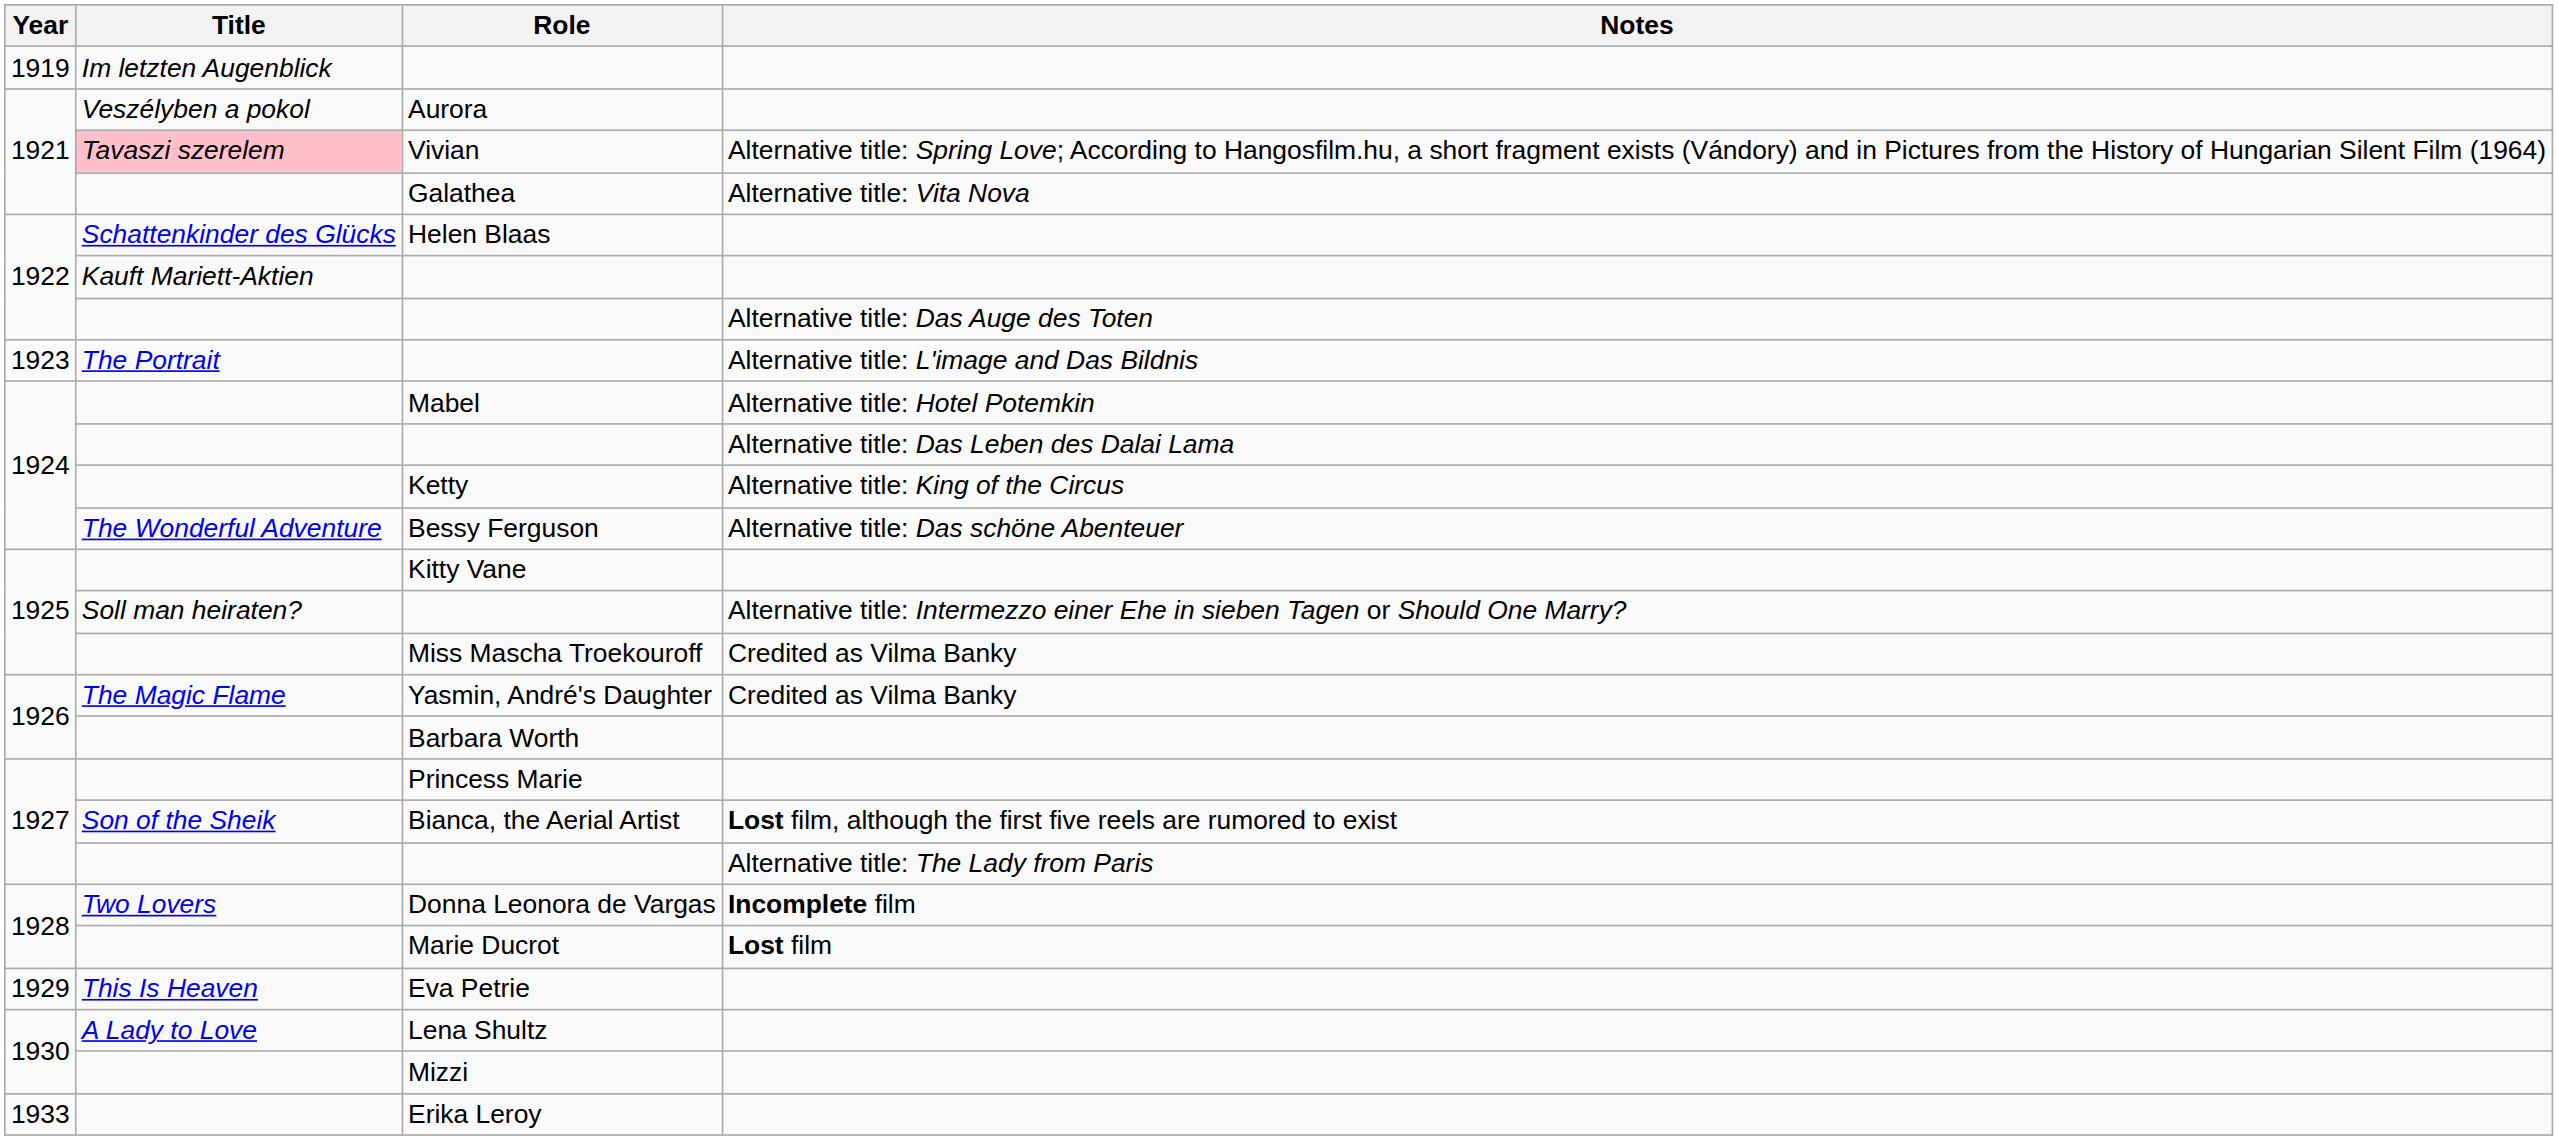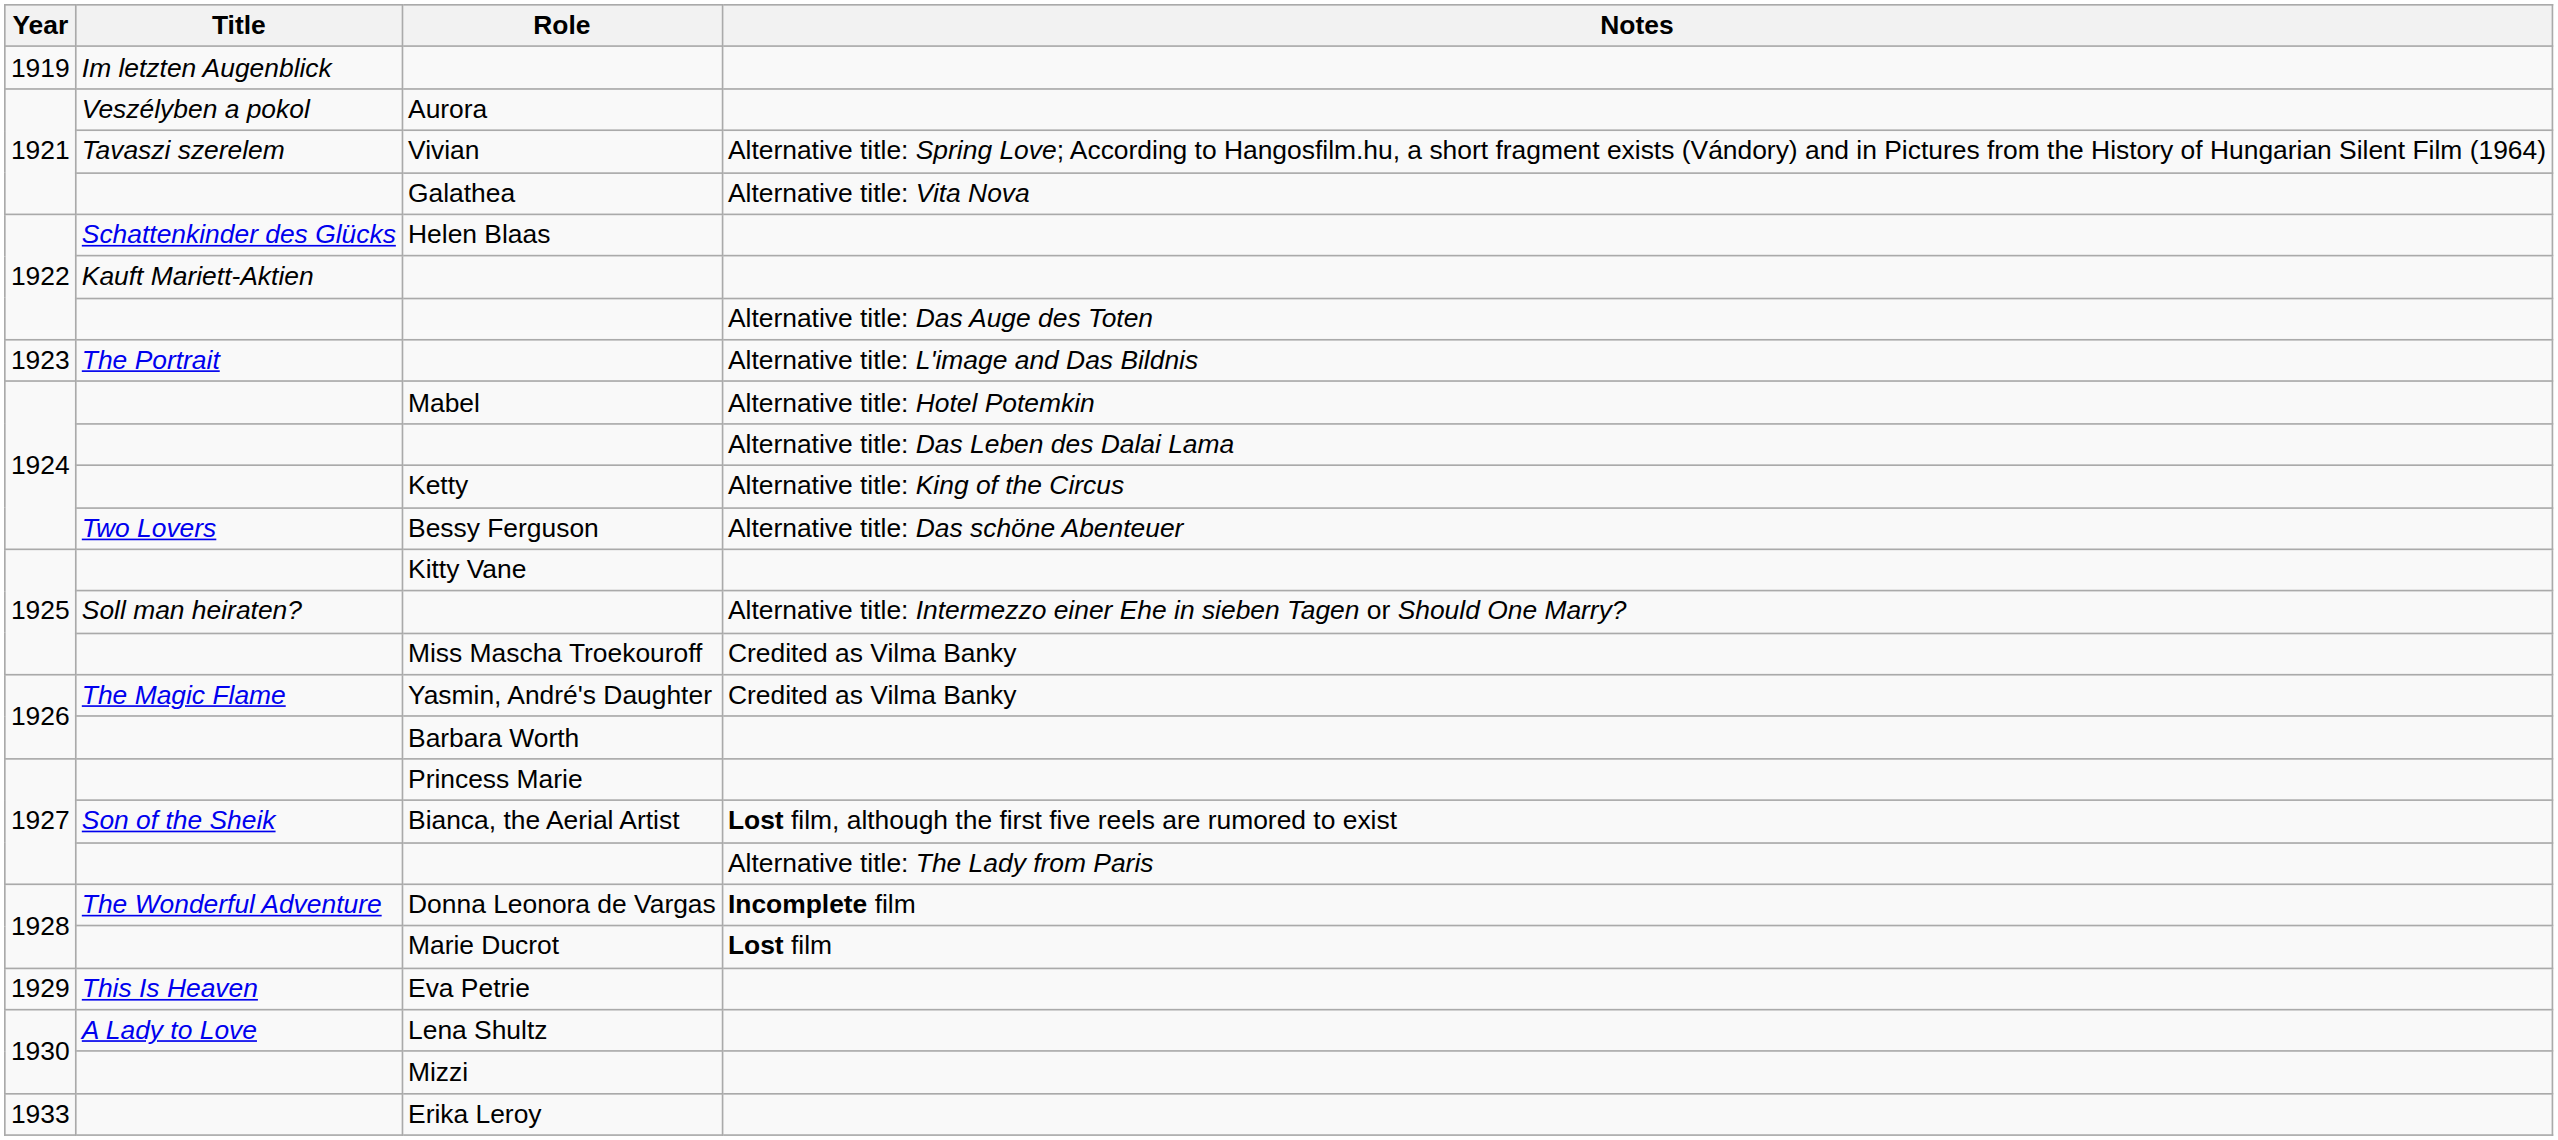(183, 151) pink background -> (183, 151) no background
(232, 527) The Wonderful Adventure -> (149, 527) Two Lovers
(149, 904) Two Lovers -> (232, 904) The Wonderful Adventure
